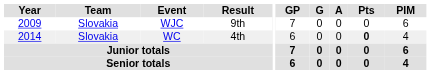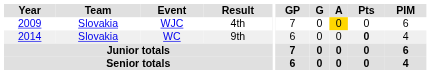(238, 23) 9th -> (238, 23) 4th
(339, 23) no background -> (339, 23) gold background
(238, 37) 4th -> (238, 37) 9th
